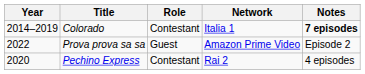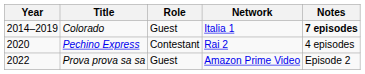(175, 28) Contestant -> (164, 28) Guest
rows swapped: (101, 61) <-> (104, 45)
